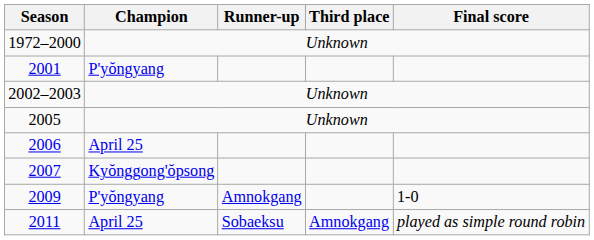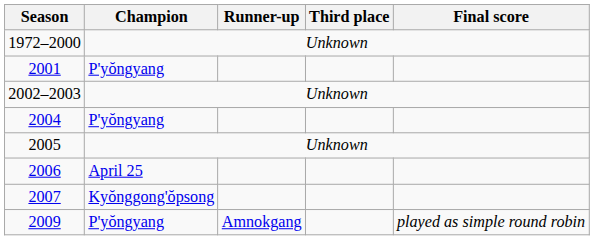+ row: (45, 119)
(408, 196) 1-0 -> (491, 222) played as simple round robin
- row: (45, 222)
